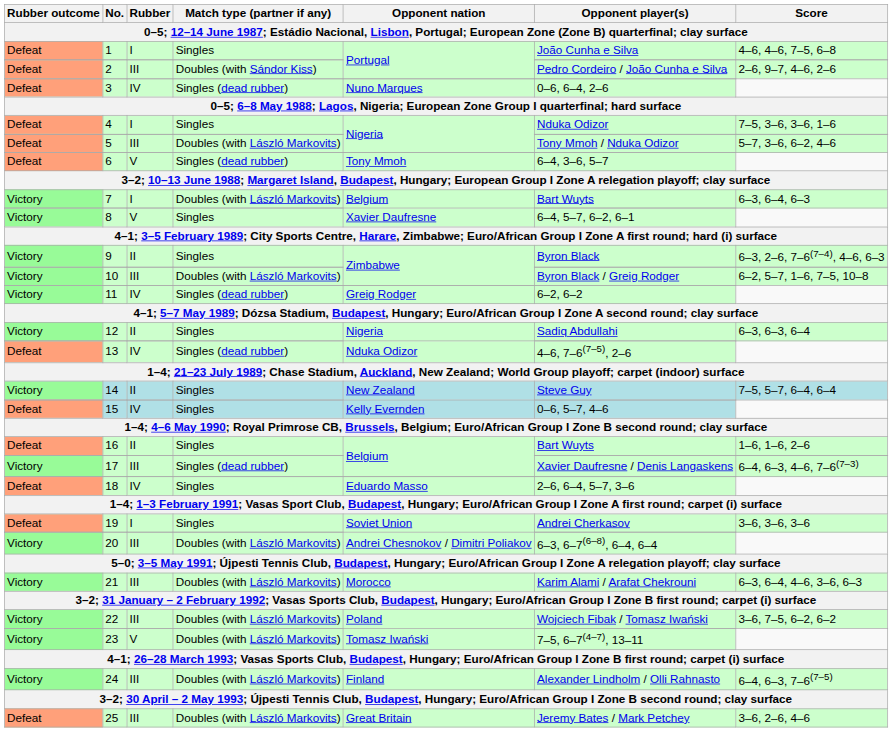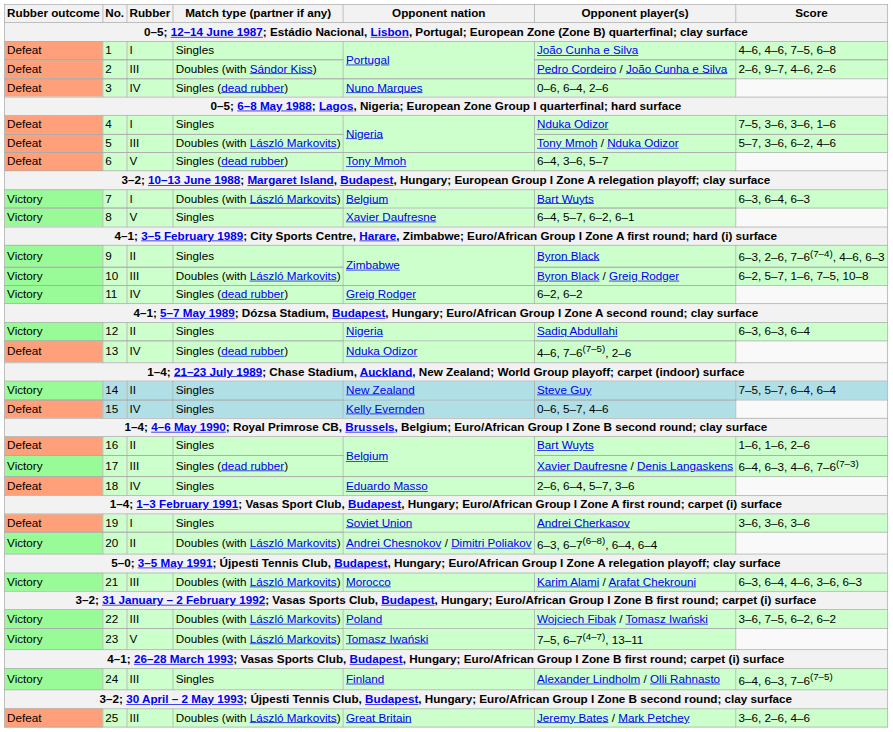(134, 543) III -> (133, 543) II
(258, 679) Doubles (with László Markovits) -> (195, 679) Singles
